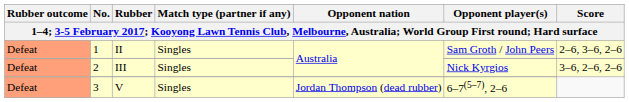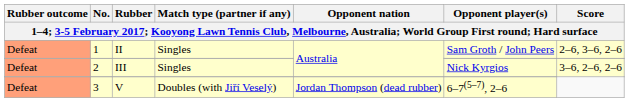(174, 87) Singles -> (217, 87) Doubles (with Jiří Veselý)
